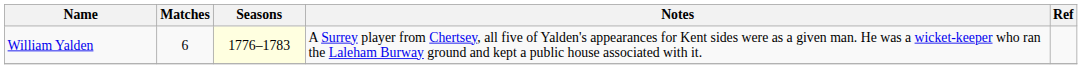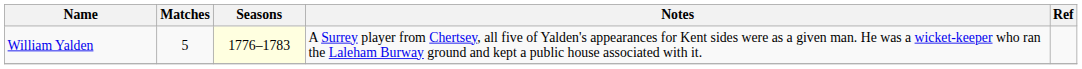(185, 44) 6 -> (185, 44) 5
